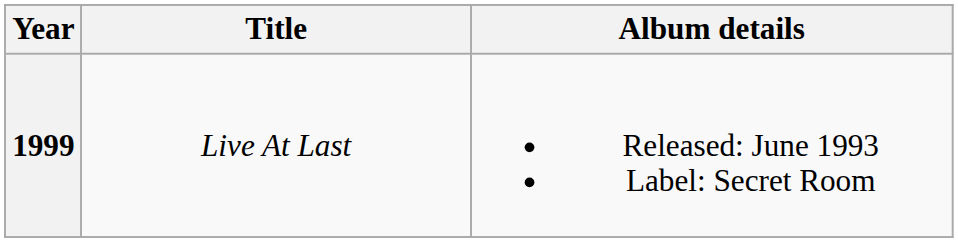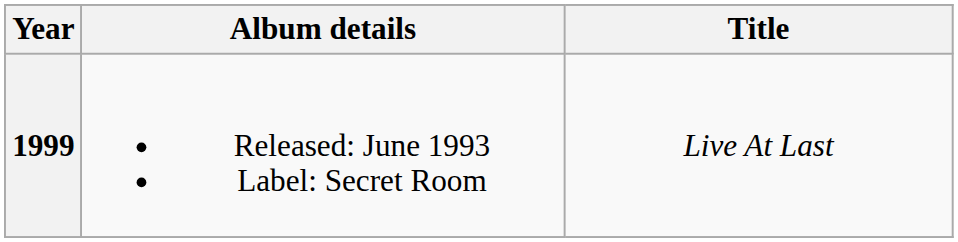columns swapped: (276, 29) <-> (712, 29)
